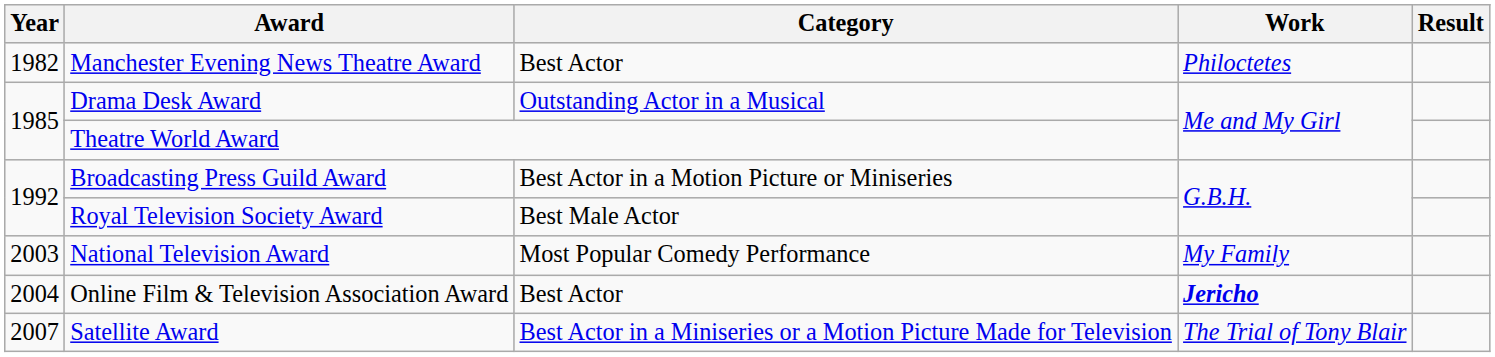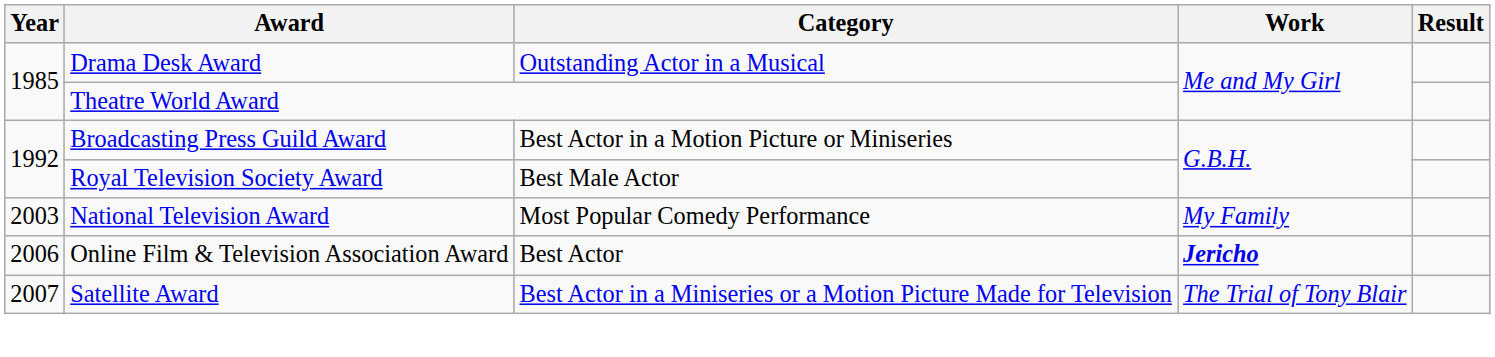- row: (276, 62)
(35, 293) 2004 -> (35, 255) 2006
